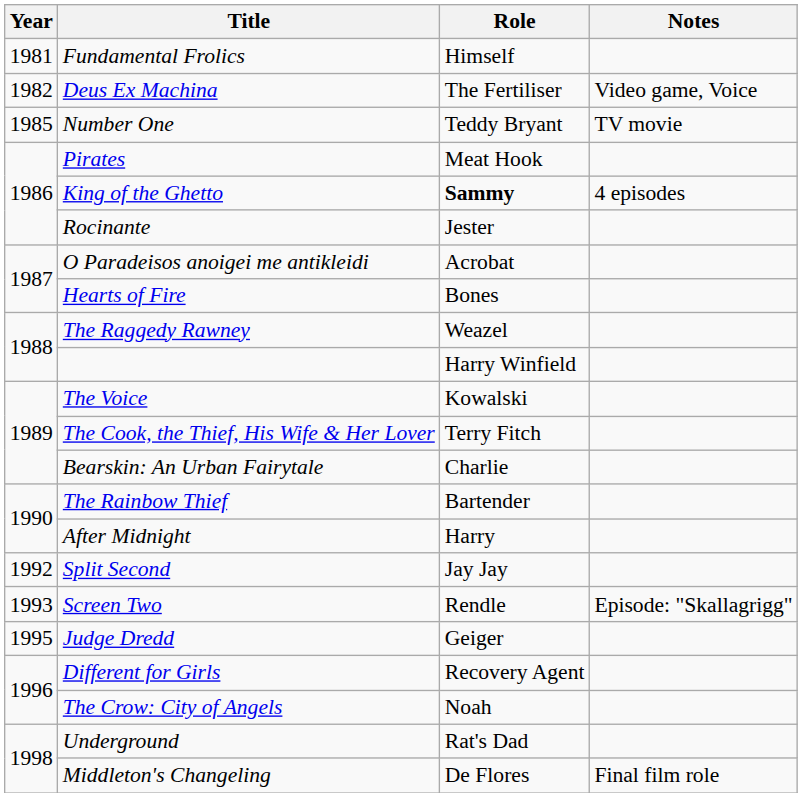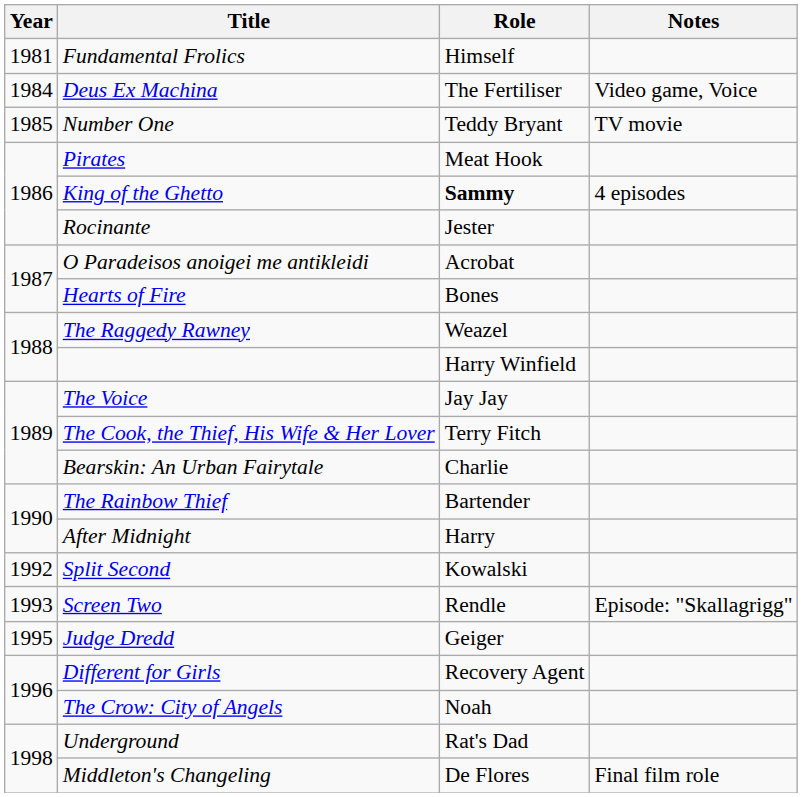(31, 90) 1982 -> (31, 90) 1984
(486, 398) Kowalski -> (476, 398) Jay Jay
(476, 569) Jay Jay -> (486, 569) Kowalski
